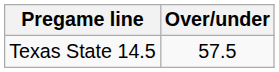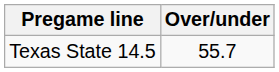(217, 51) 57.5 -> (217, 51) 55.7
